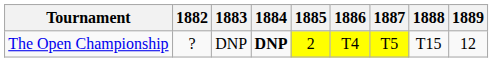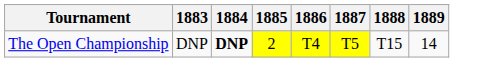- column: (192, 17)
(468, 44) 12 -> (429, 44) 14
